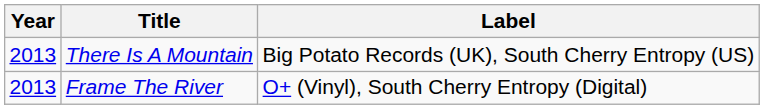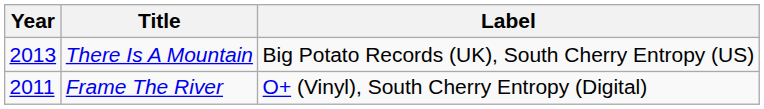(33, 87) 2013 -> (32, 87) 2011
